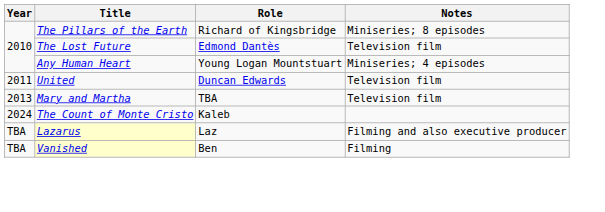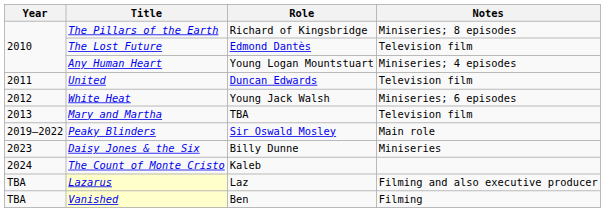+ row: (100, 98)
+ row: (112, 132)
+ row: (134, 148)
